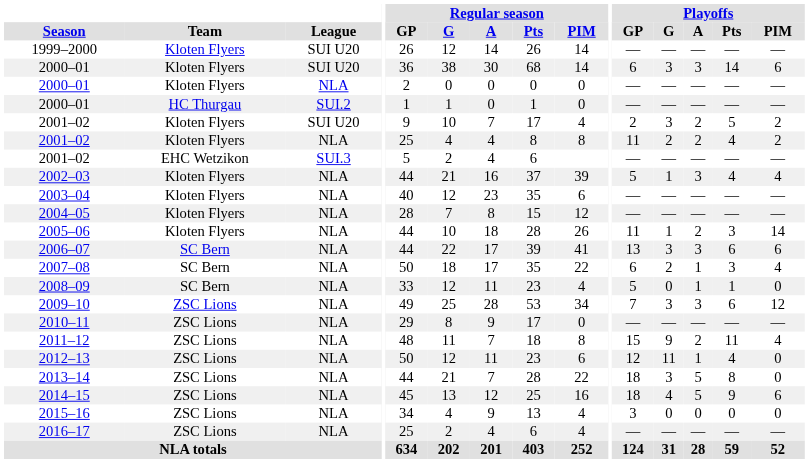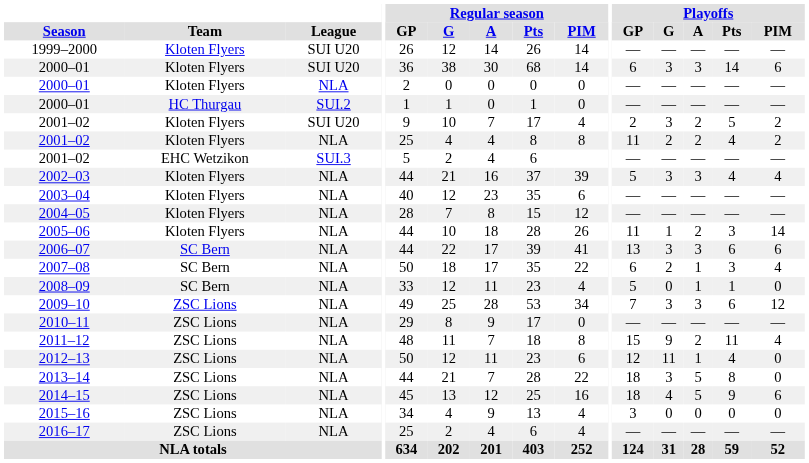(669, 176) 1 -> (669, 176) 3
